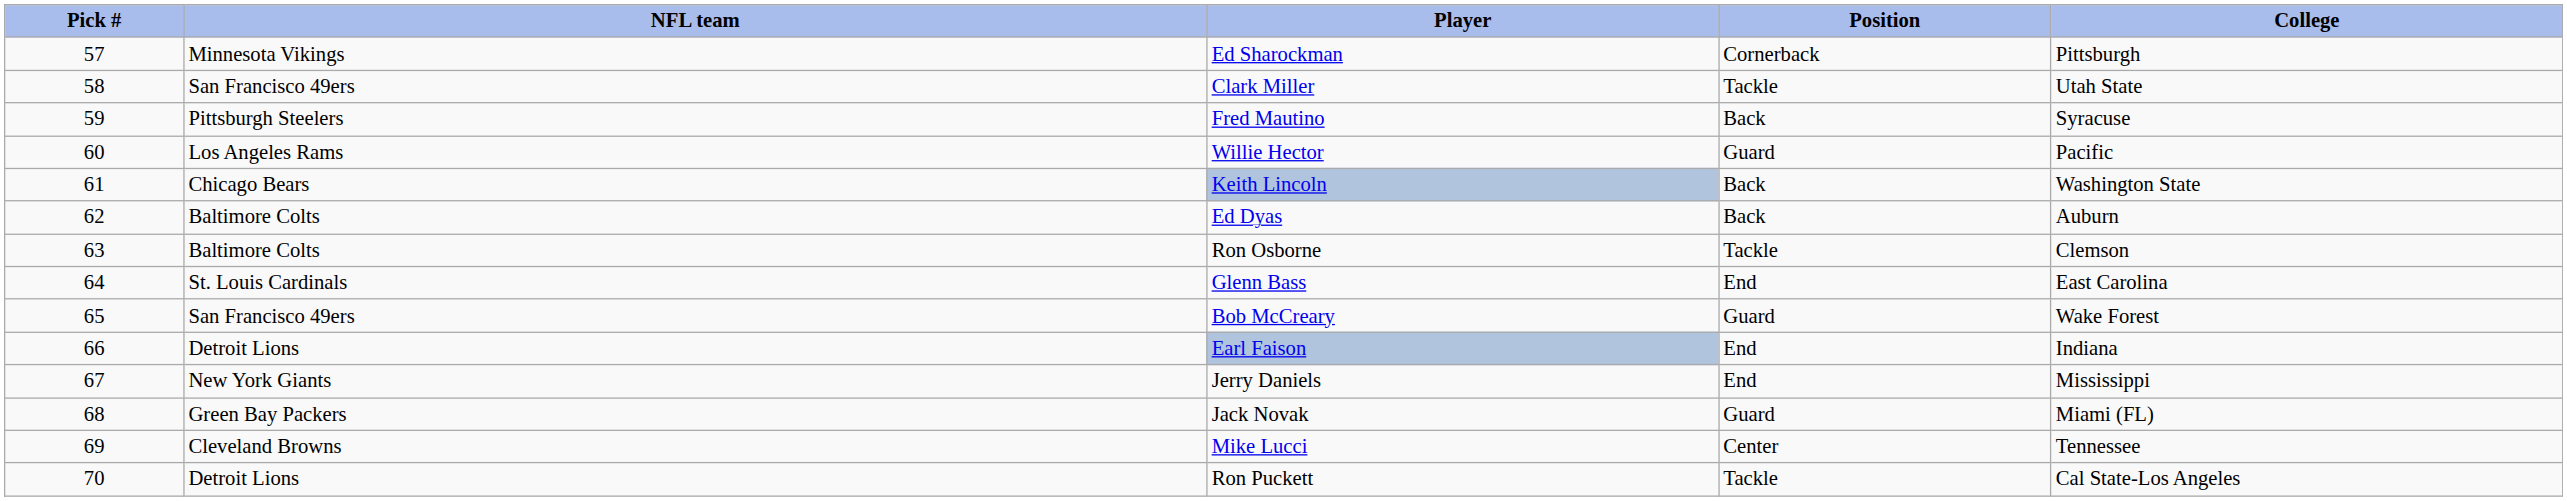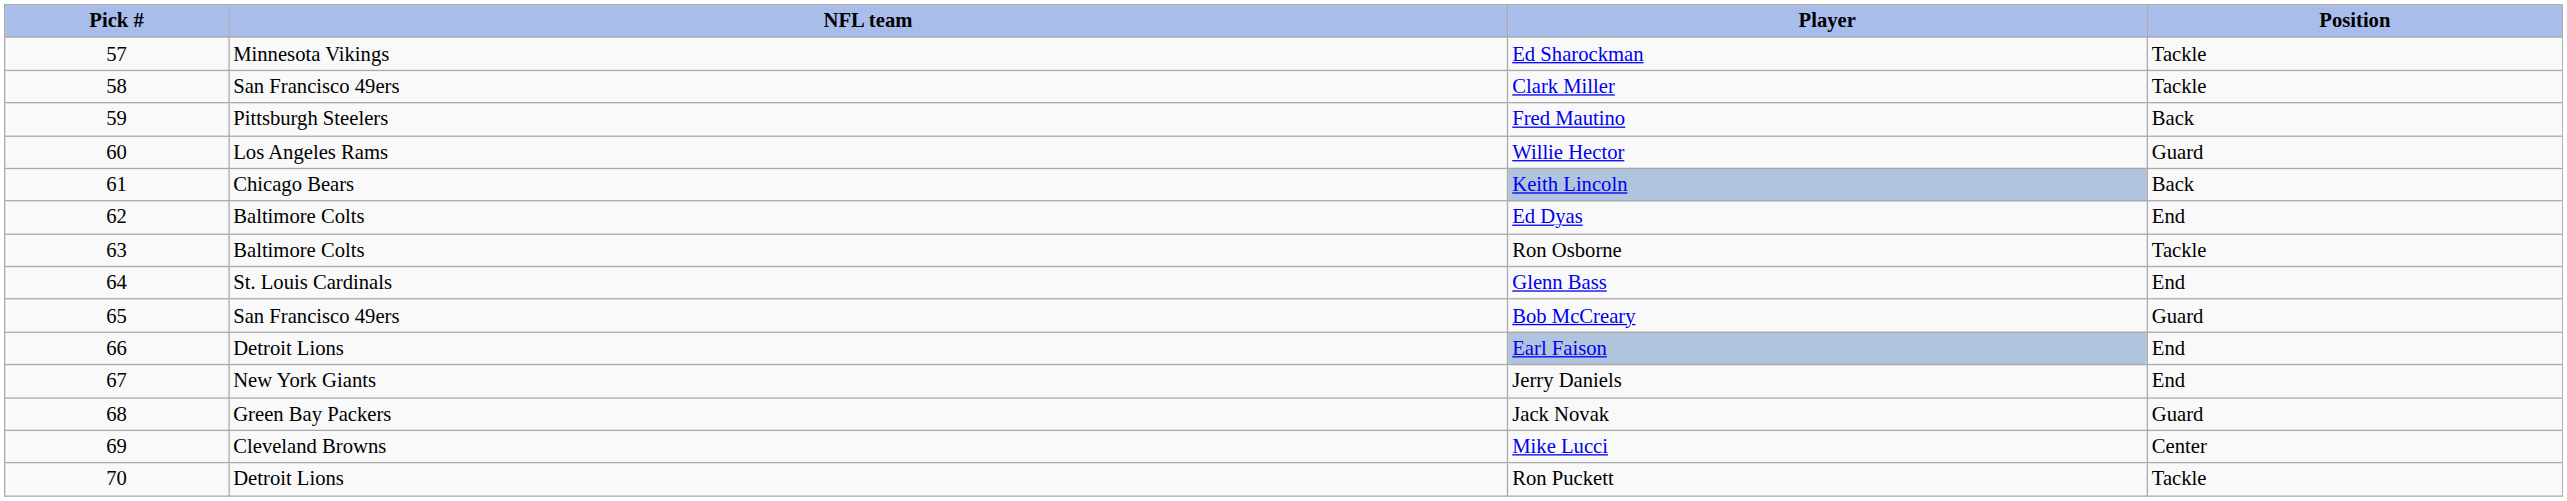- column: (2307, 20)
(1771, 53) Cornerback -> (2179, 53) Tackle
(1744, 217) Back -> (2168, 217) End
